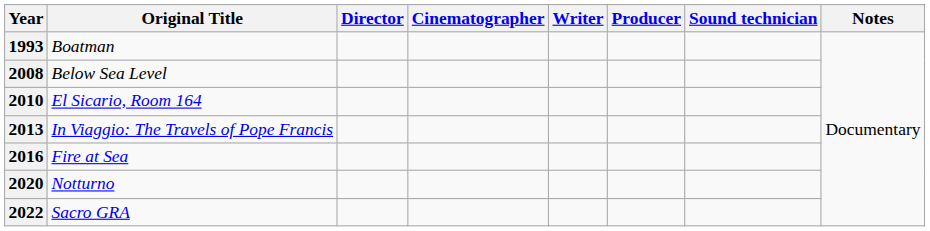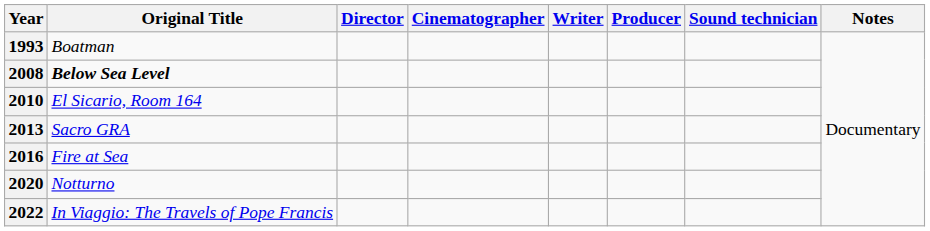(109, 73) normal -> (111, 73) bold
(192, 128) In Viaggio: The Travels of Pope Francis -> (91, 128) Sacro GRA
(91, 211) Sacro GRA -> (192, 211) In Viaggio: The Travels of Pope Francis
